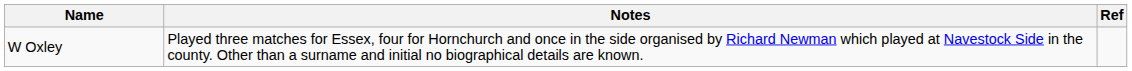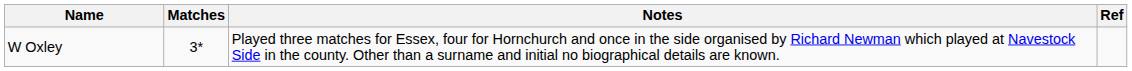+ column: (196, 15)
